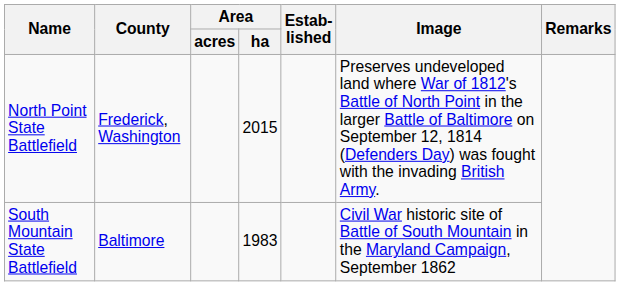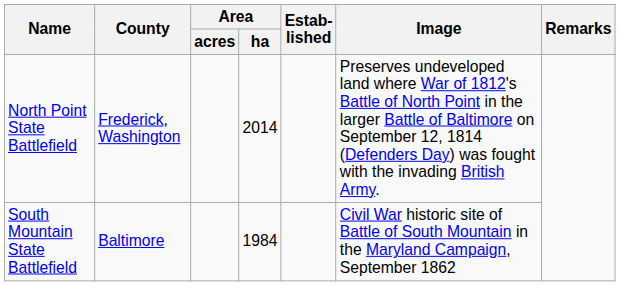(260, 128) 2015 -> (260, 128) 2014
(260, 241) 1983 -> (260, 241) 1984
